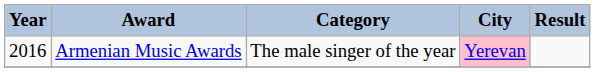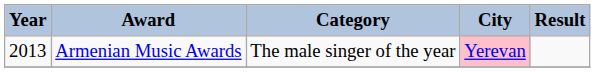(28, 51) 2016 -> (28, 51) 2013
